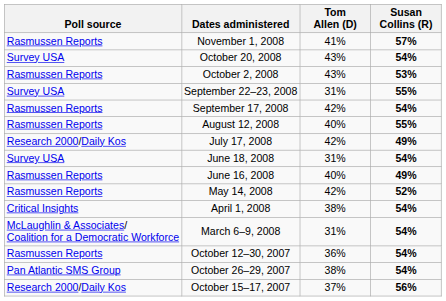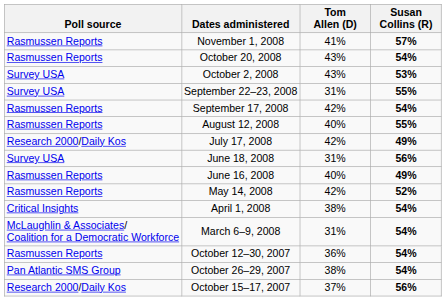(36, 58) Survey USA -> (55, 58) Rasmussen Reports
(55, 74) Rasmussen Reports -> (36, 74) Survey USA
(406, 158) 54% -> (406, 158) 56%
